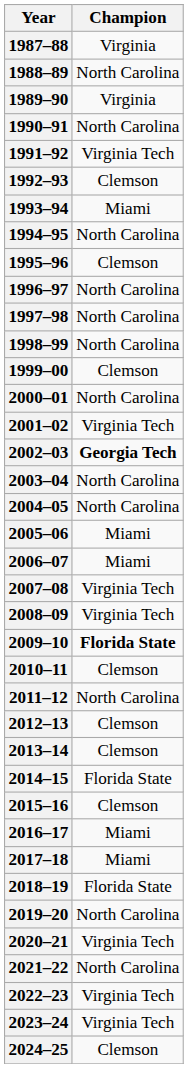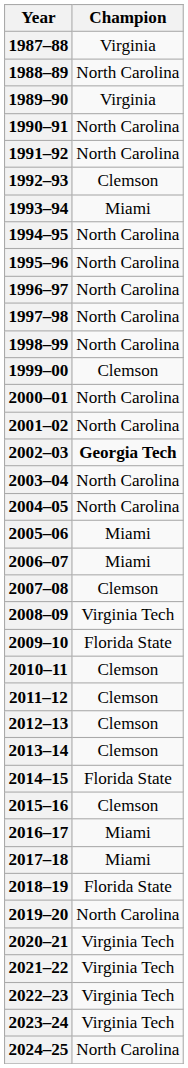(128, 153) Virginia Tech -> (128, 153) North Carolina
(128, 262) Clemson -> (128, 262) North Carolina
(128, 425) Virginia Tech -> (128, 425) North Carolina
(128, 588) Virginia Tech -> (128, 588) Clemson
(128, 642) bold -> (128, 642) normal
(128, 696) North Carolina -> (128, 696) Clemson
(128, 968) North Carolina -> (128, 968) Virginia Tech
(128, 1049) Clemson -> (128, 1049) North Carolina
